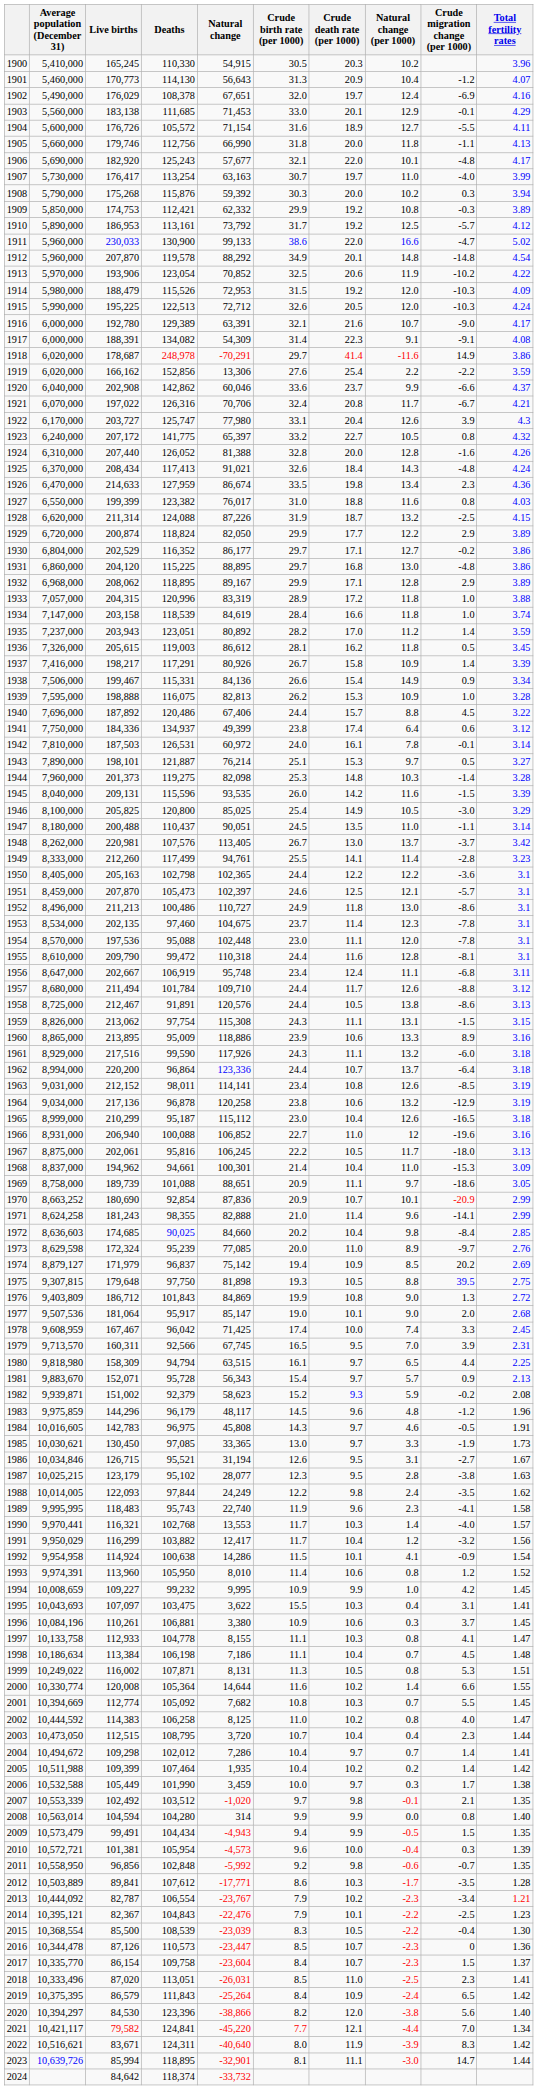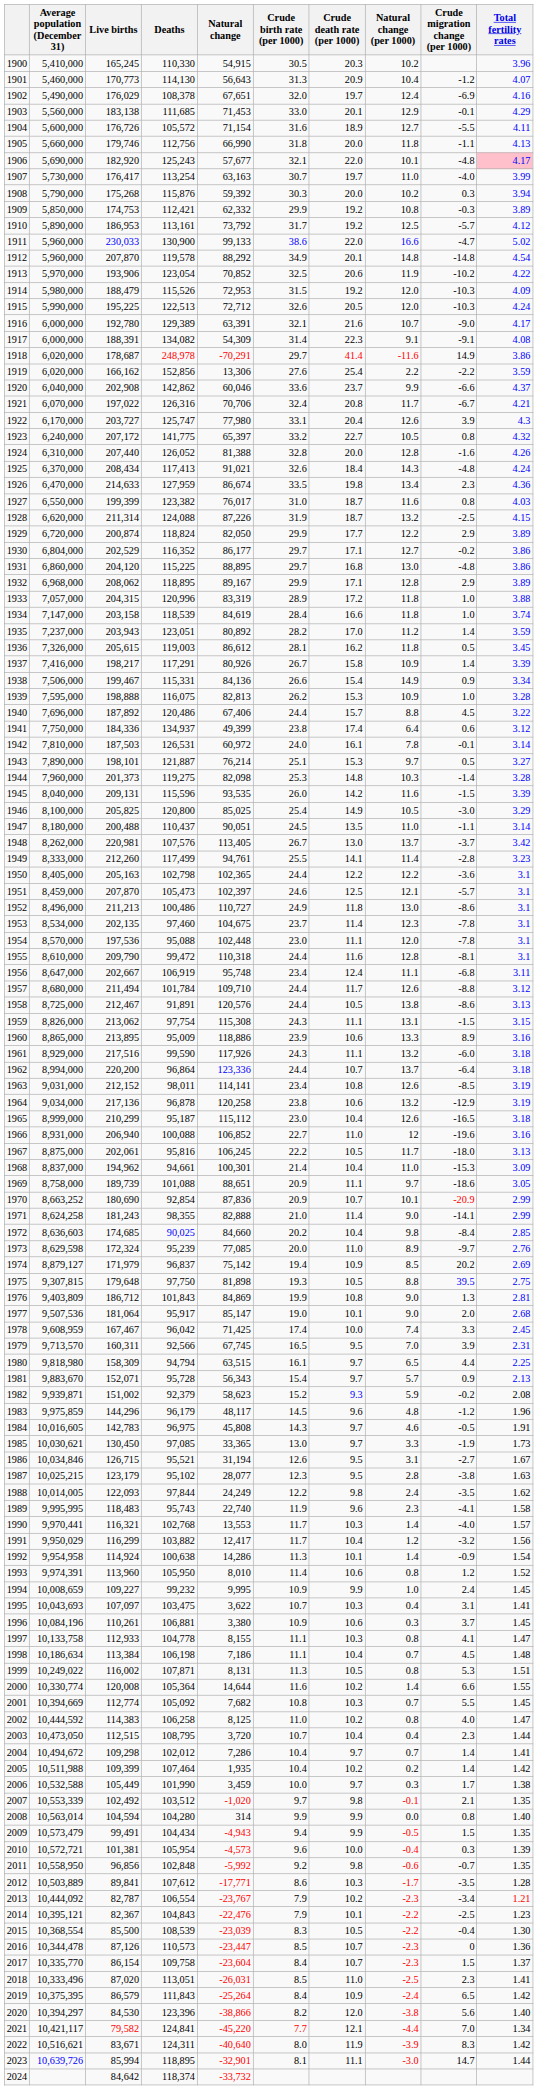(521, 160) no background -> (521, 160) pink background
(354, 501) 18.8 -> (354, 501) 18.7
(412, 1216) 9.6 -> (412, 1216) 9.0
(521, 1297) 2.72 -> (521, 1297) 2.81
(298, 1557) 11.5 -> (298, 1557) 11.3
(412, 1557) 4.1 -> (412, 1557) 1.4
(468, 1589) 4.2 -> (468, 1589) 2.4
(298, 1606) 15.5 -> (298, 1606) 10.7
